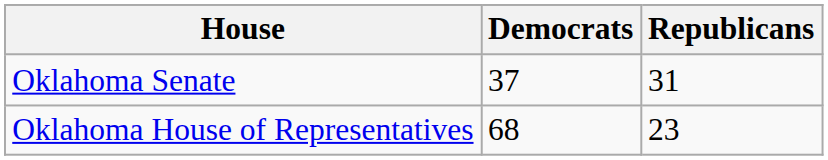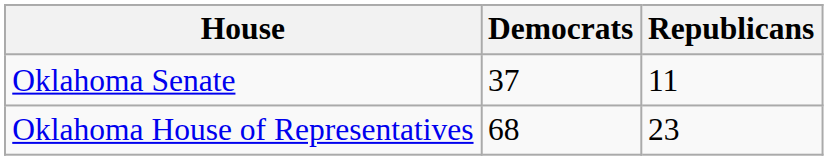(664, 79) 31 -> (663, 79) 11
